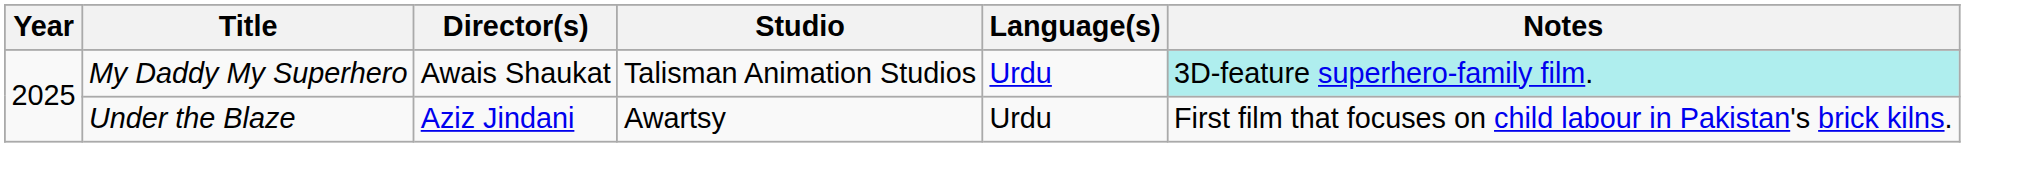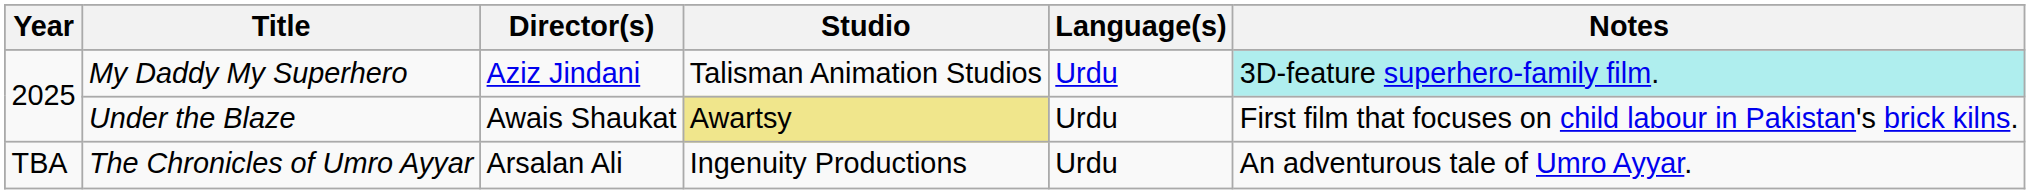(516, 73) Awais Shaukat -> (563, 73) Aziz Jindani
(498, 118) Aziz Jindani -> (582, 118) Awais Shaukat
(675, 118) no background -> (741, 118) khaki background
+ row: (281, 164)
